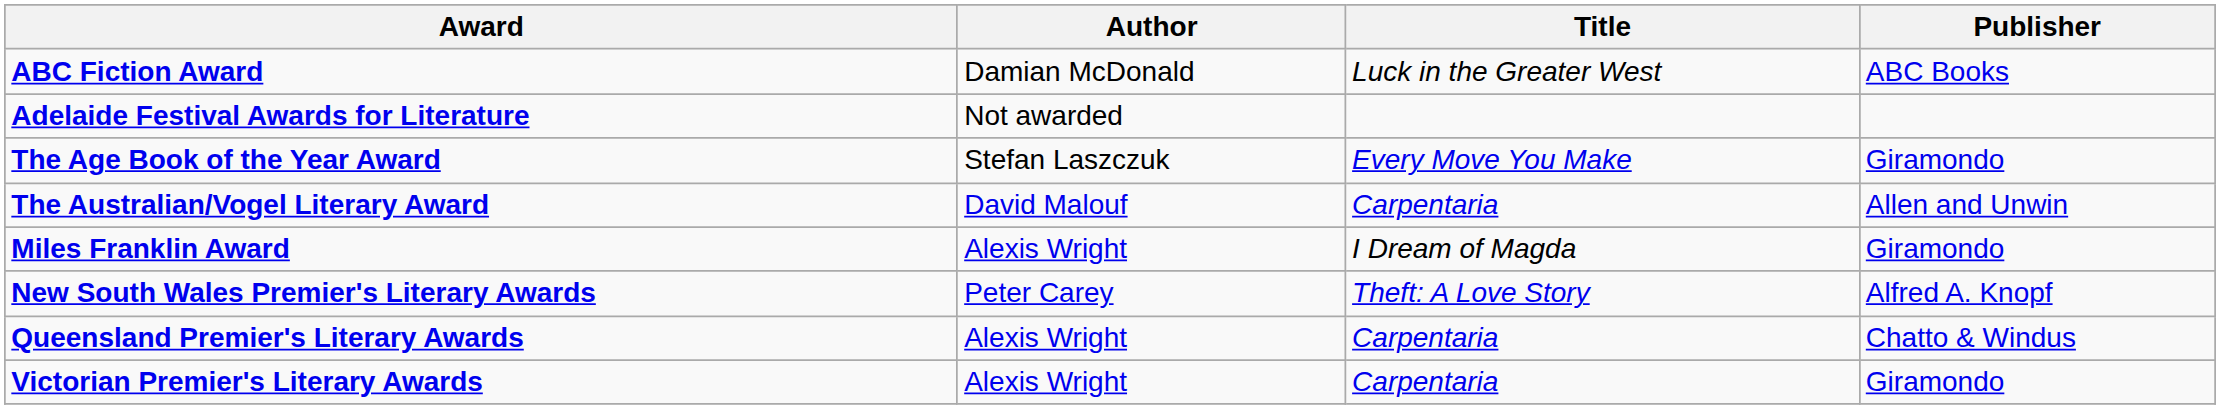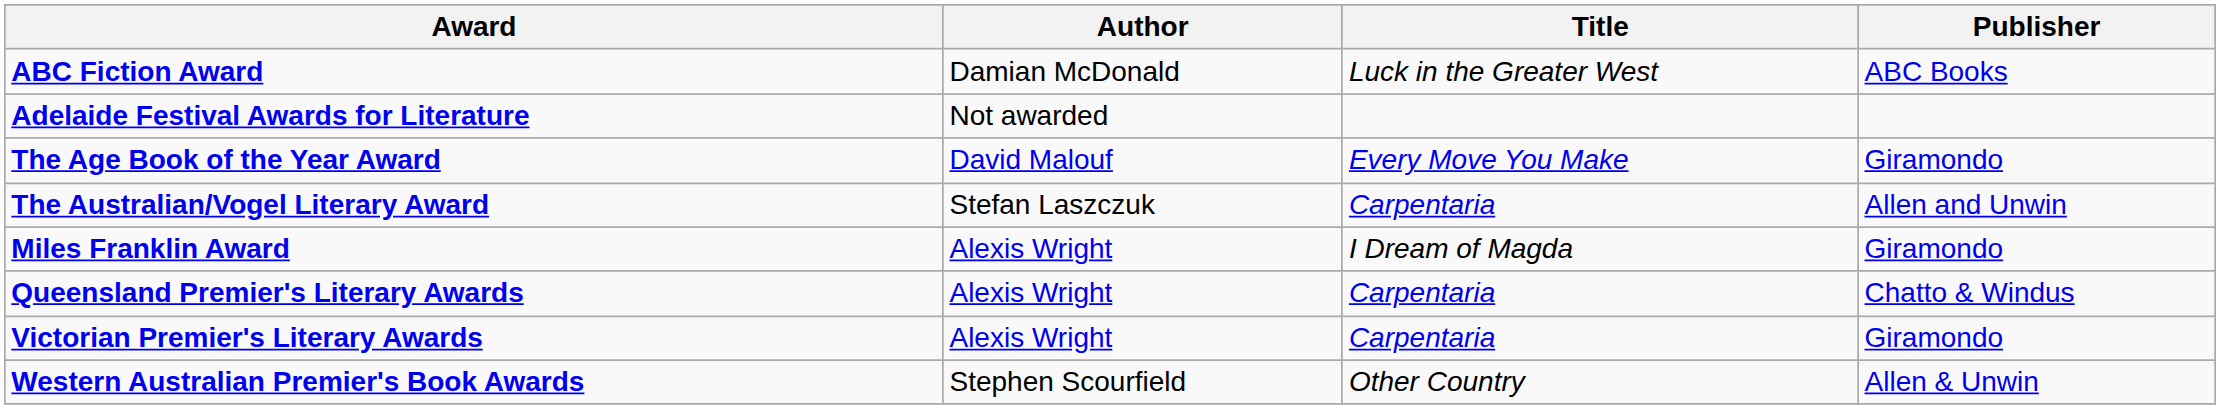(1067, 159) Stefan Laszczuk -> (1031, 159) David Malouf
(1046, 204) David Malouf -> (1052, 204) Stefan Laszczuk
- row: (304, 293)
+ row: (298, 381)
